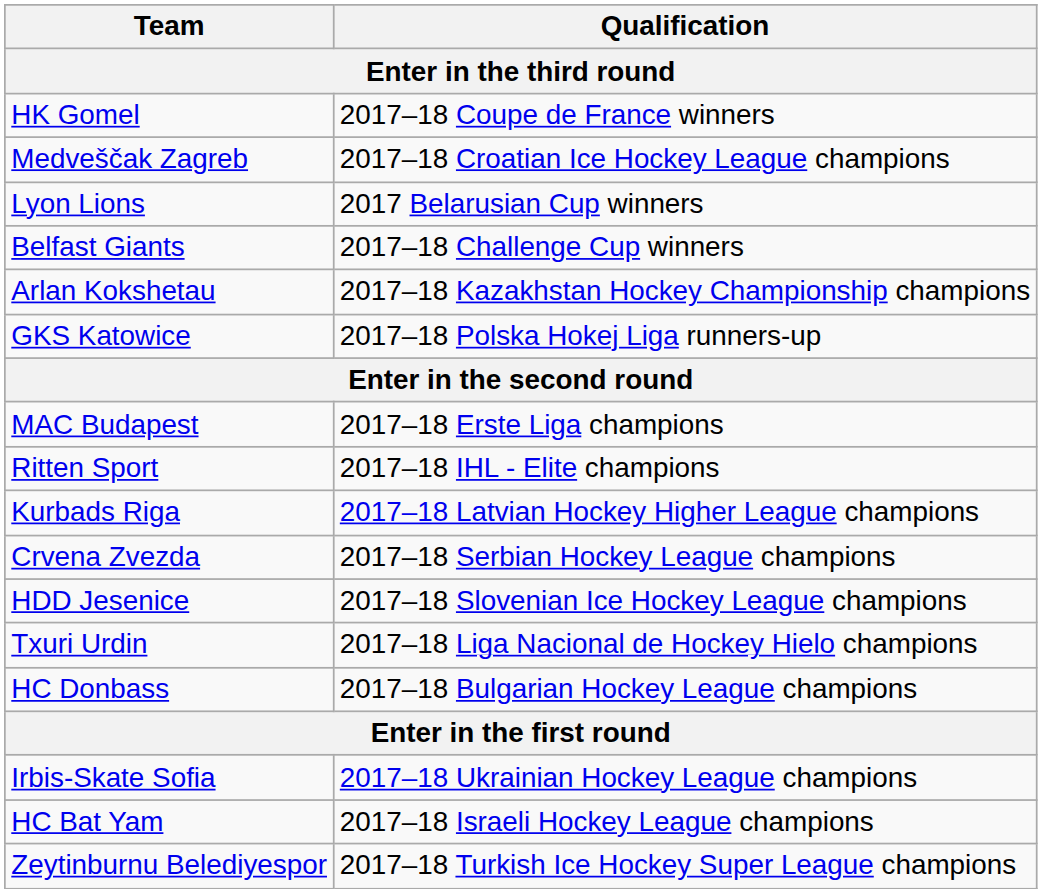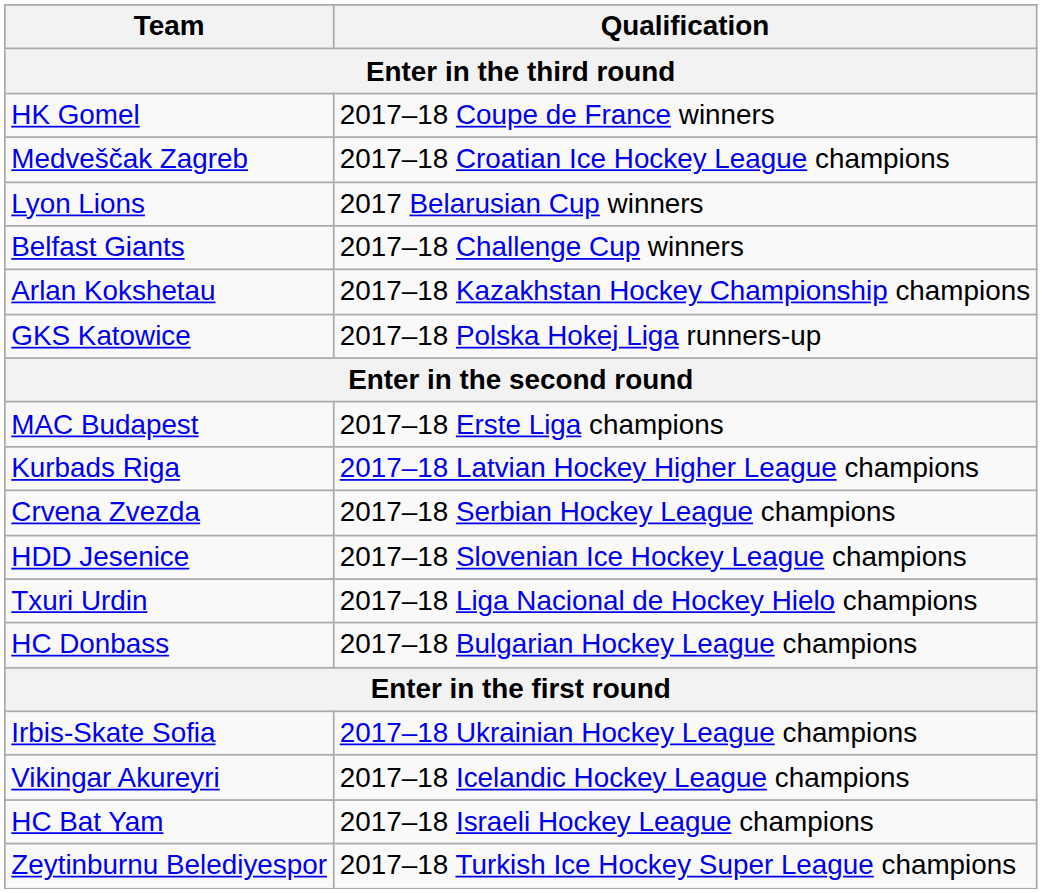- row: (85, 468)
+ row: (115, 777)
